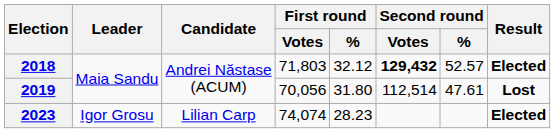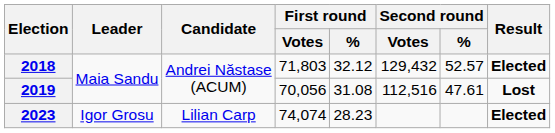(409, 66) bold -> (409, 66) normal
(353, 90) 31.80 -> (353, 90) 31.08
(409, 90) 112,514 -> (409, 90) 112,516
